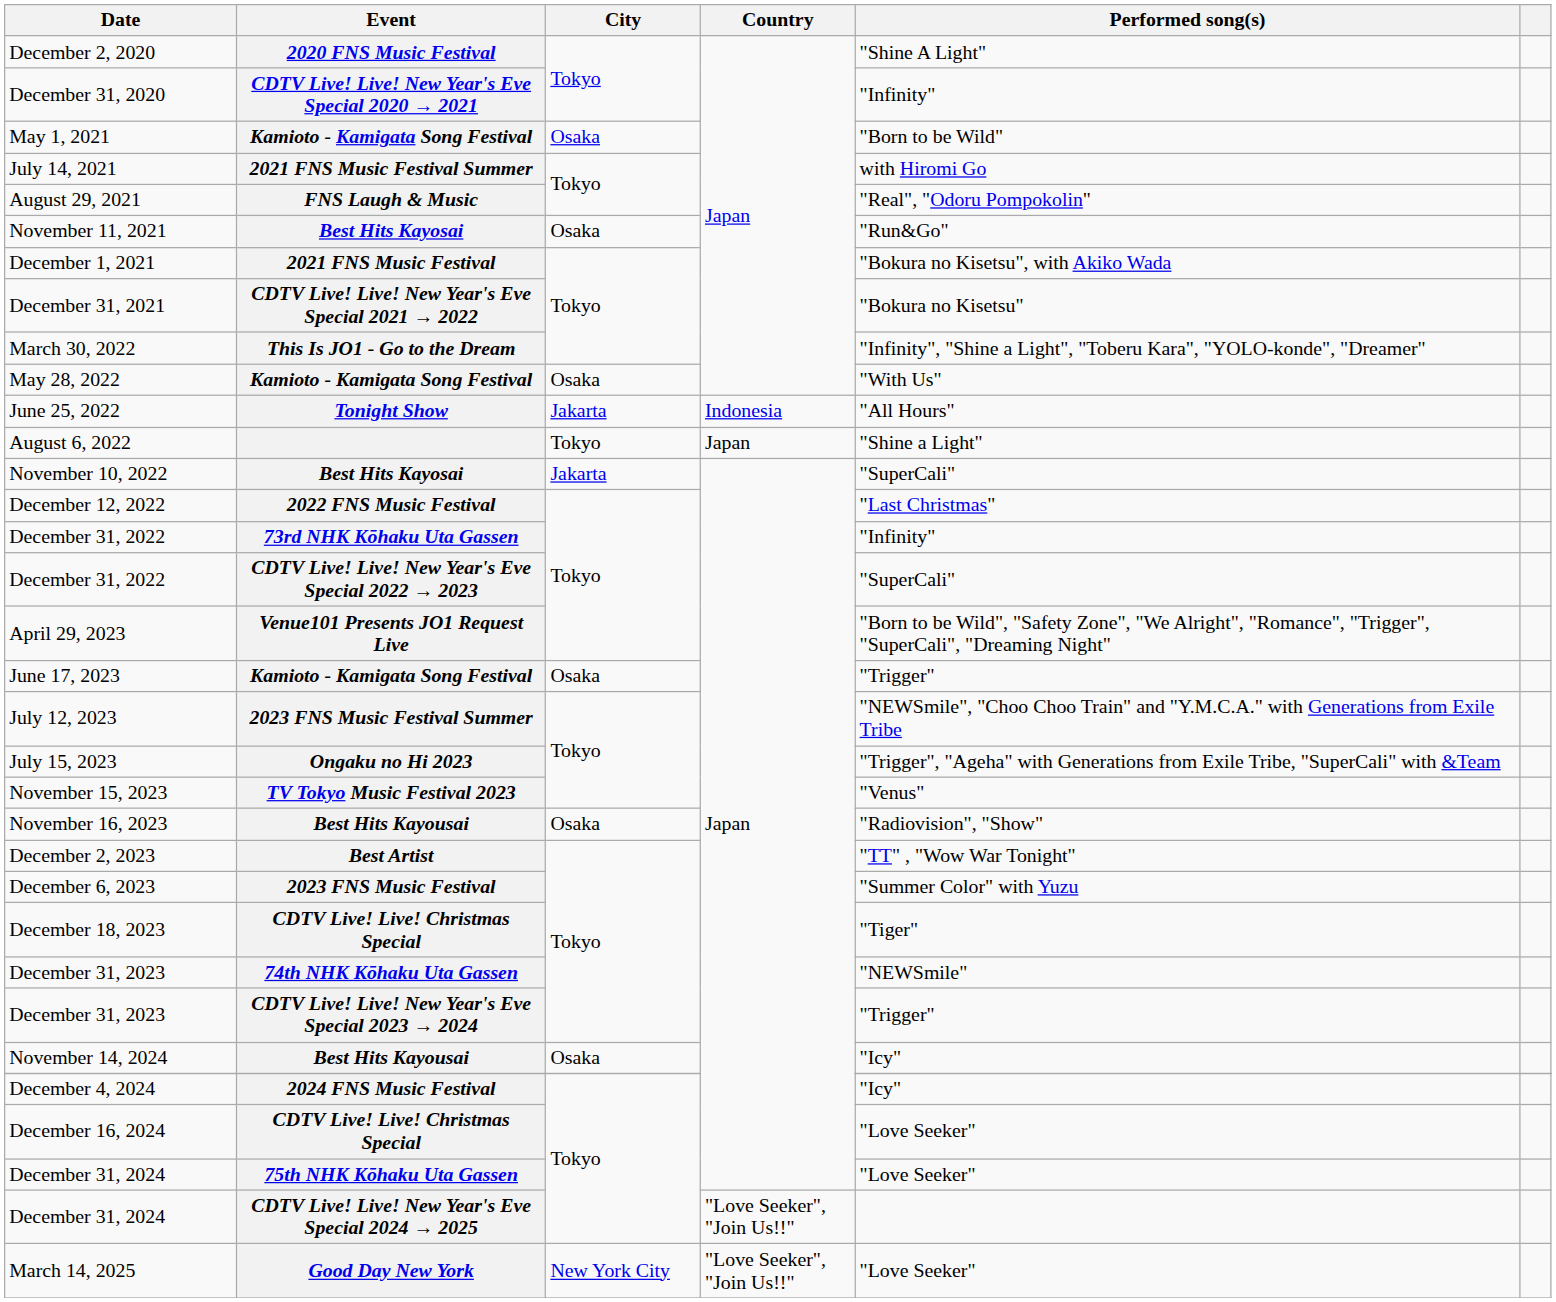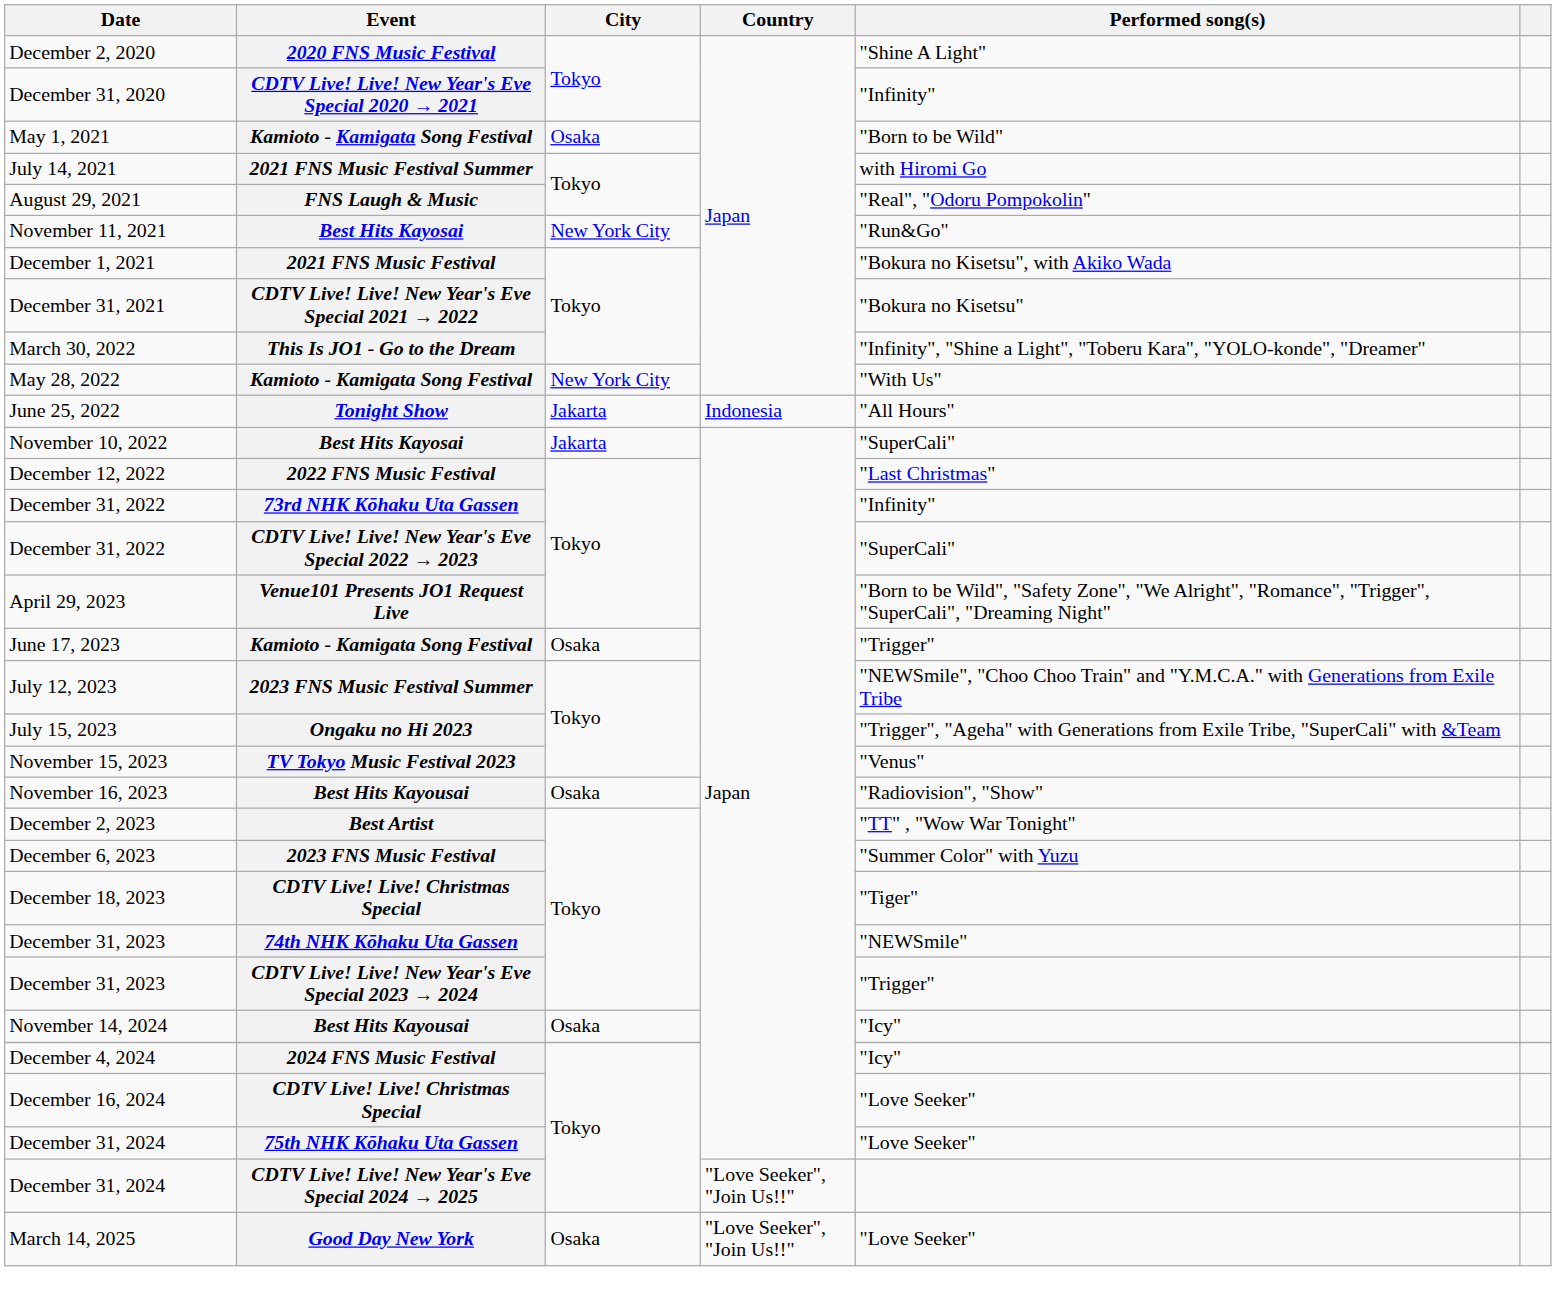(575, 231) Osaka -> (610, 231) New York City
(575, 379) Osaka -> (610, 379) New York City
- row: (70, 442)
(610, 1270) New York City -> (575, 1239) Osaka
